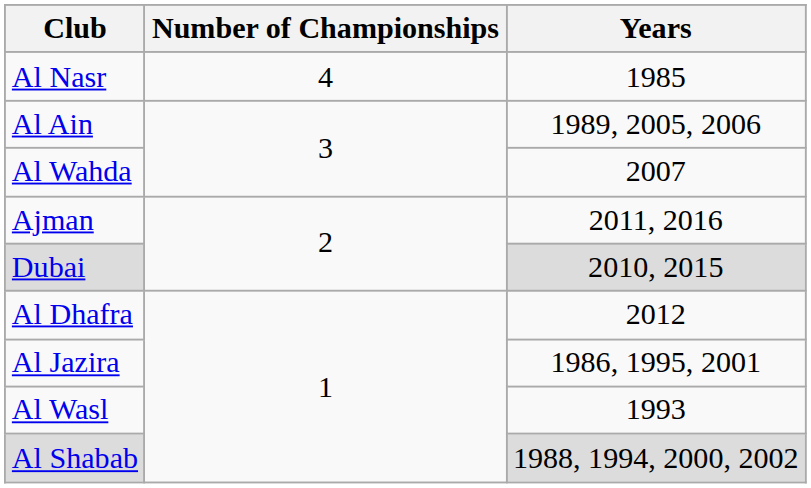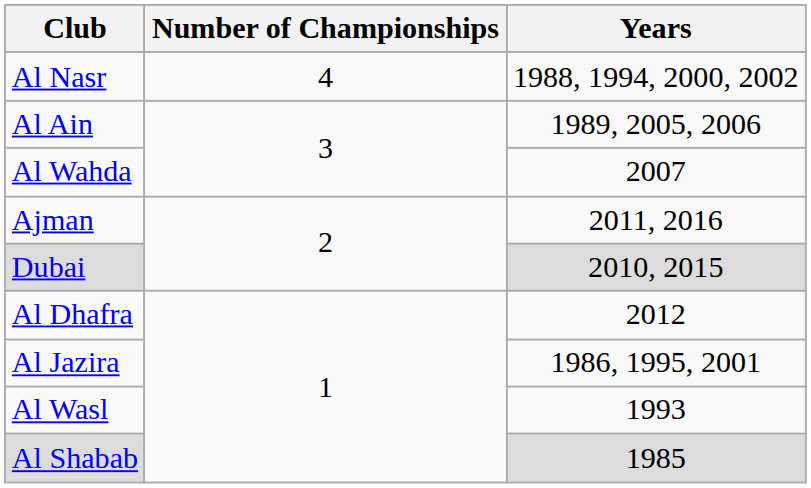(656, 76) 1985 -> (656, 76) 1988, 1994, 2000, 2002
(656, 457) 1988, 1994, 2000, 2002 -> (656, 457) 1985
